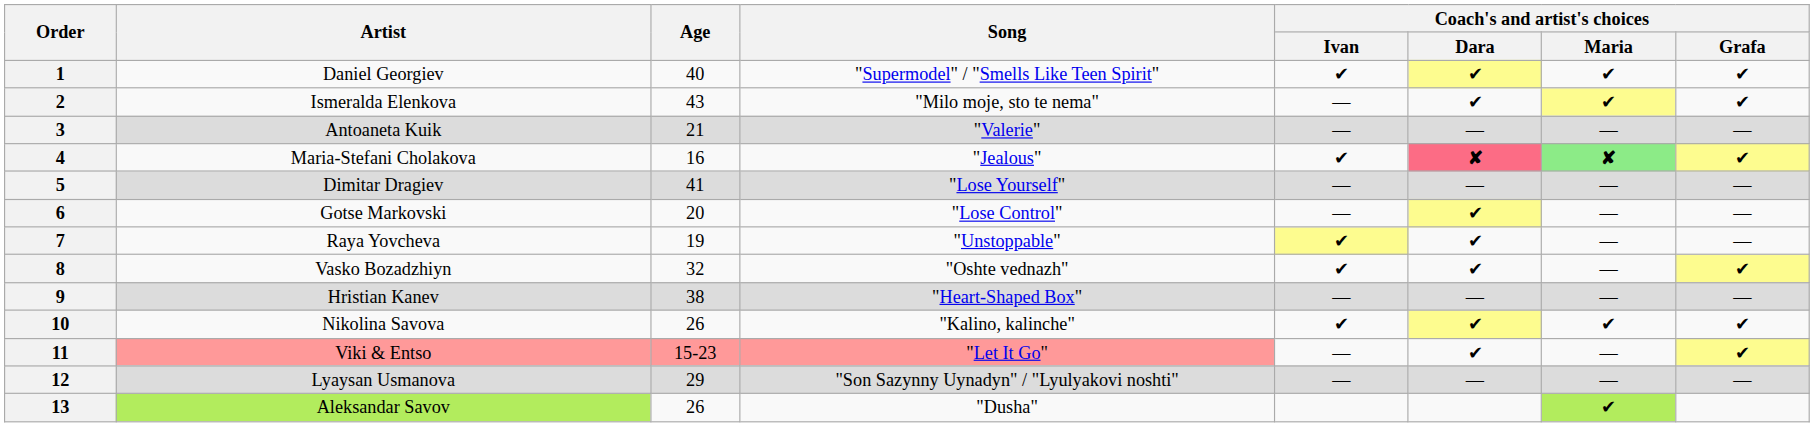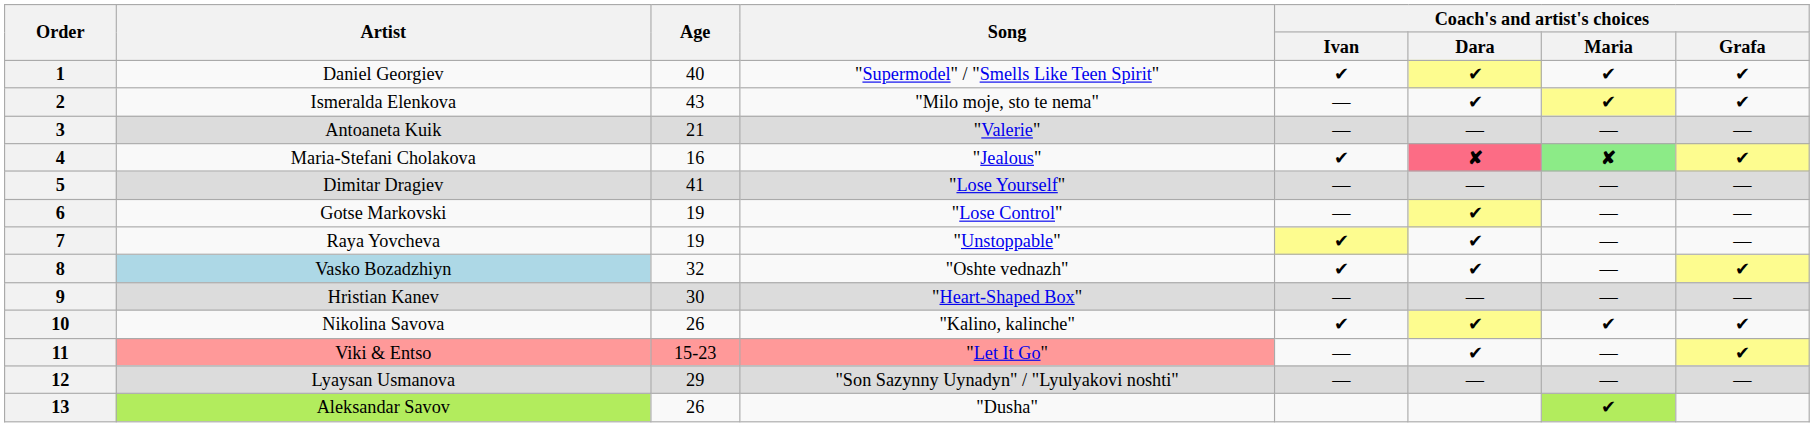(695, 213) 20 -> (695, 213) 19
(383, 269) no background -> (383, 269) lightblue background
(695, 296) 38 -> (695, 296) 30
